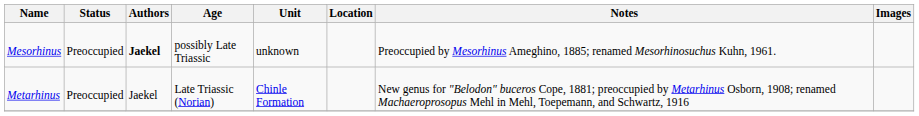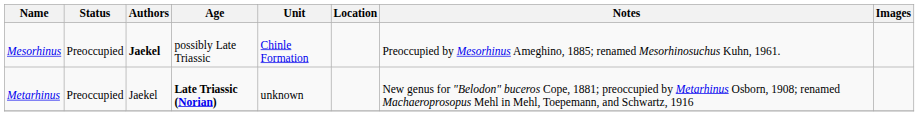(278, 51) unknown -> (285, 51) Chinle Formation
(204, 95) normal -> (206, 95) bold
(280, 95) Chinle Formation -> (282, 95) unknown
